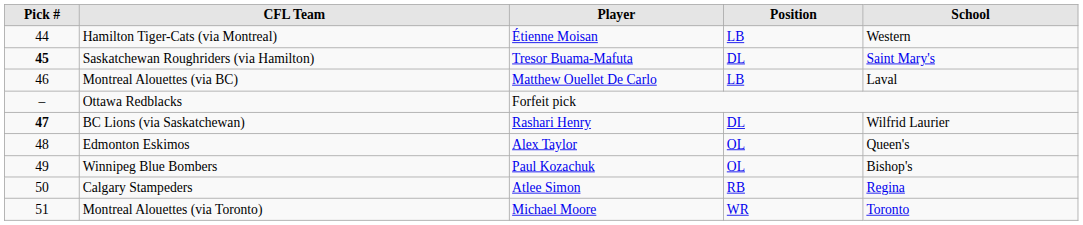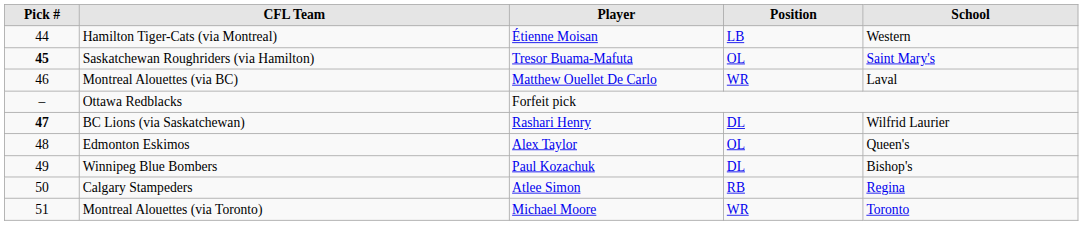(736, 58) DL -> (736, 58) OL
(736, 79) LB -> (738, 79) WR
(736, 166) OL -> (736, 166) DL
